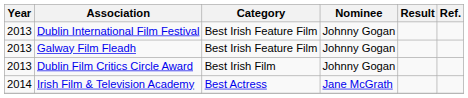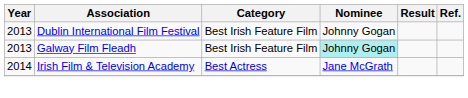(359, 48) no background -> (359, 48) paleturquoise background
- row: (115, 66)
